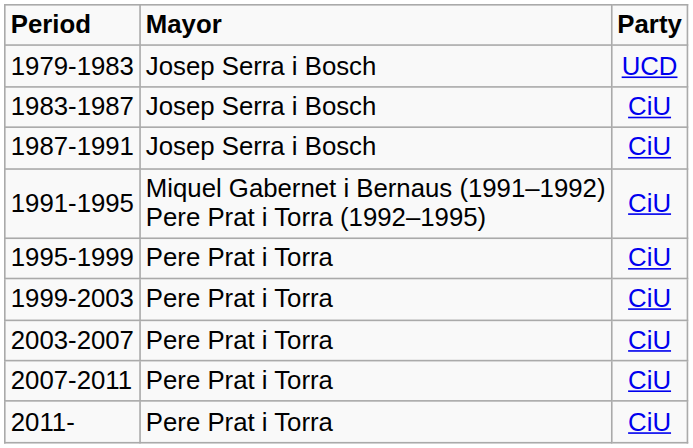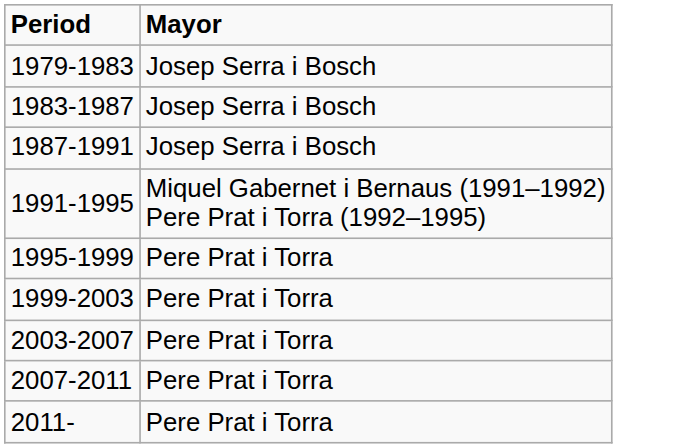- column: (650, 24)
